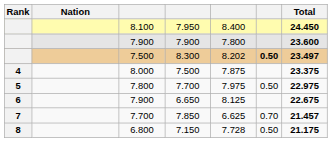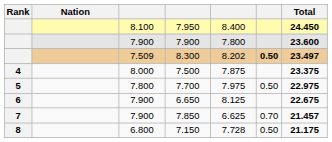(142, 56) 7.500 -> (142, 56) 7.509
(142, 115) 7.700 -> (142, 115) 7.900
